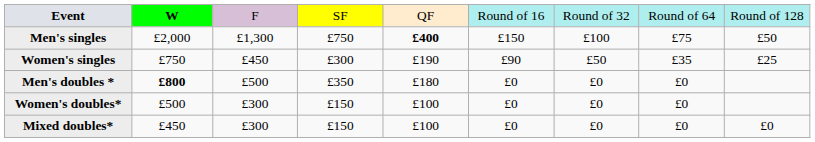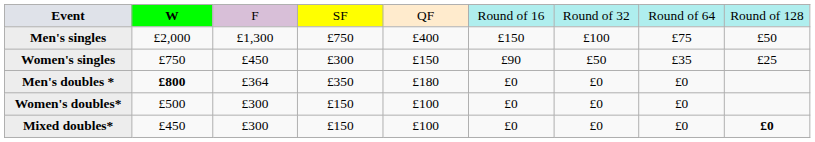(426, 38) bold -> (426, 38) normal
(426, 60) £190 -> (426, 60) £150
(255, 82) £500 -> (255, 82) £364
(767, 126) normal -> (767, 126) bold
